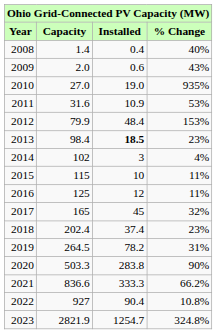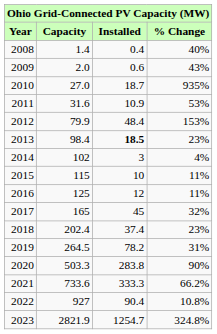(134, 85) 19.0 -> (134, 85) 18.7
(77, 283) 836.6 -> (77, 283) 733.6
